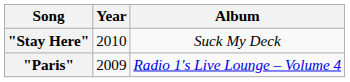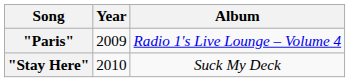rows swapped: (49, 64) <-> (49, 40)
